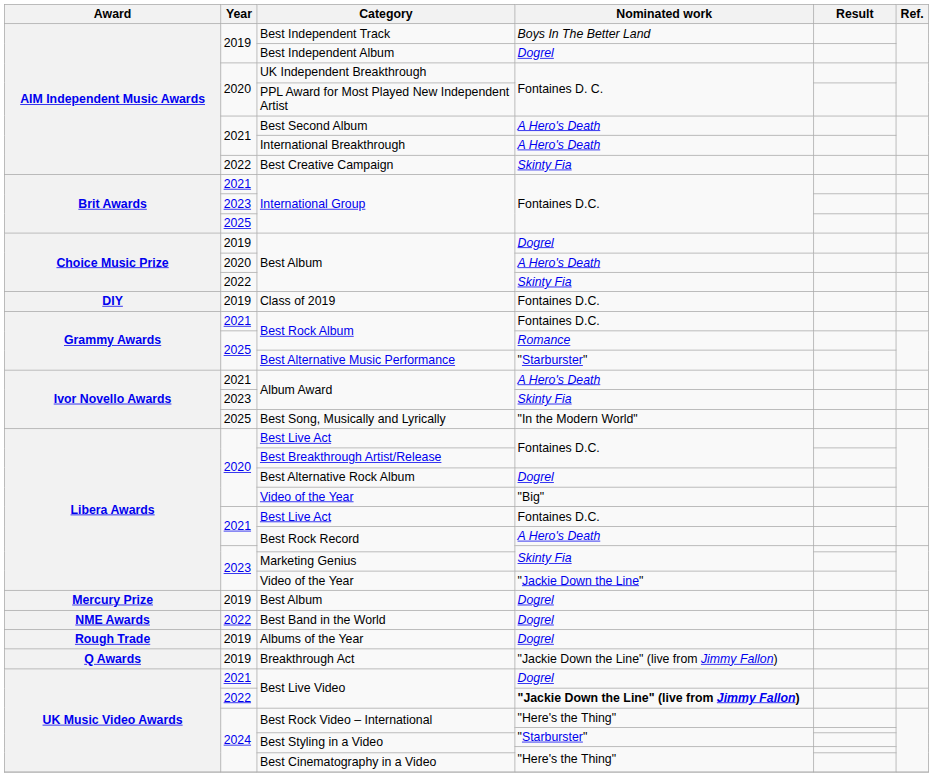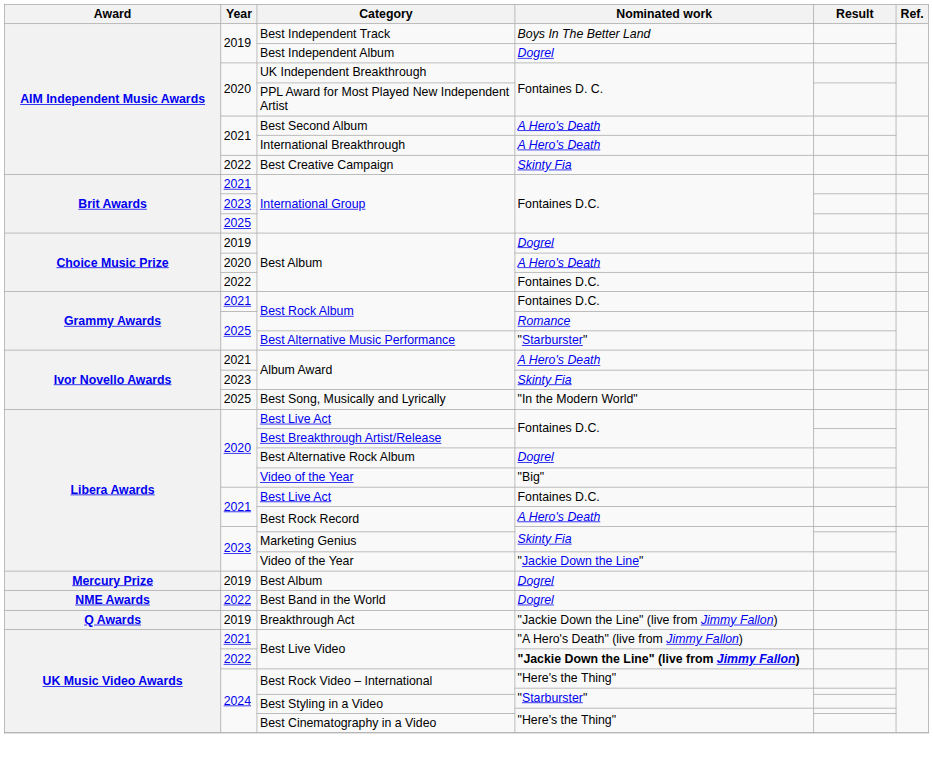(545, 282) Skinty Fia -> (559, 282) Fontaines D.C.
- row: (237, 301)
- row: (237, 639)
(536, 678) Dogrel -> (630, 639) "A Hero's Death" (live from Jimmy Fallon)
